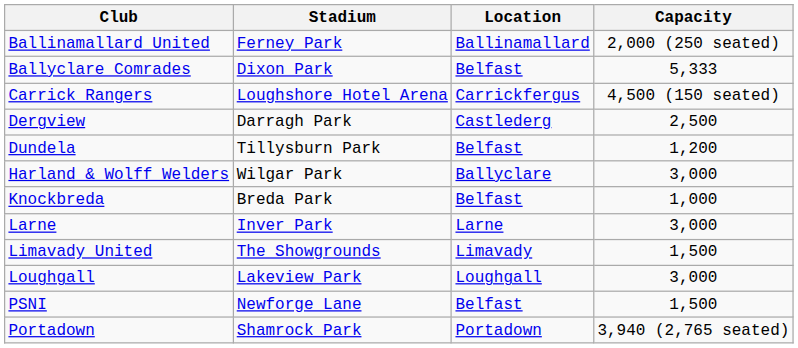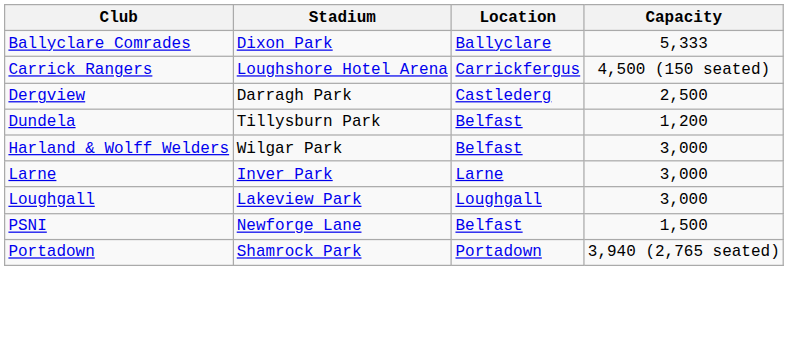- row: (109, 44)
(489, 70) Belfast -> (503, 44) Ballyclare
(503, 174) Ballyclare -> (489, 148) Belfast
- row: (56, 200)
- row: (80, 252)
